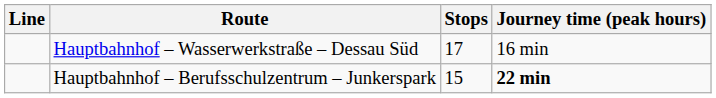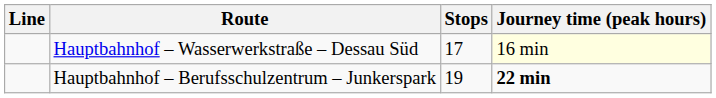(522, 48) no background -> (522, 48) lightyellow background
(454, 78) 15 -> (454, 78) 19
